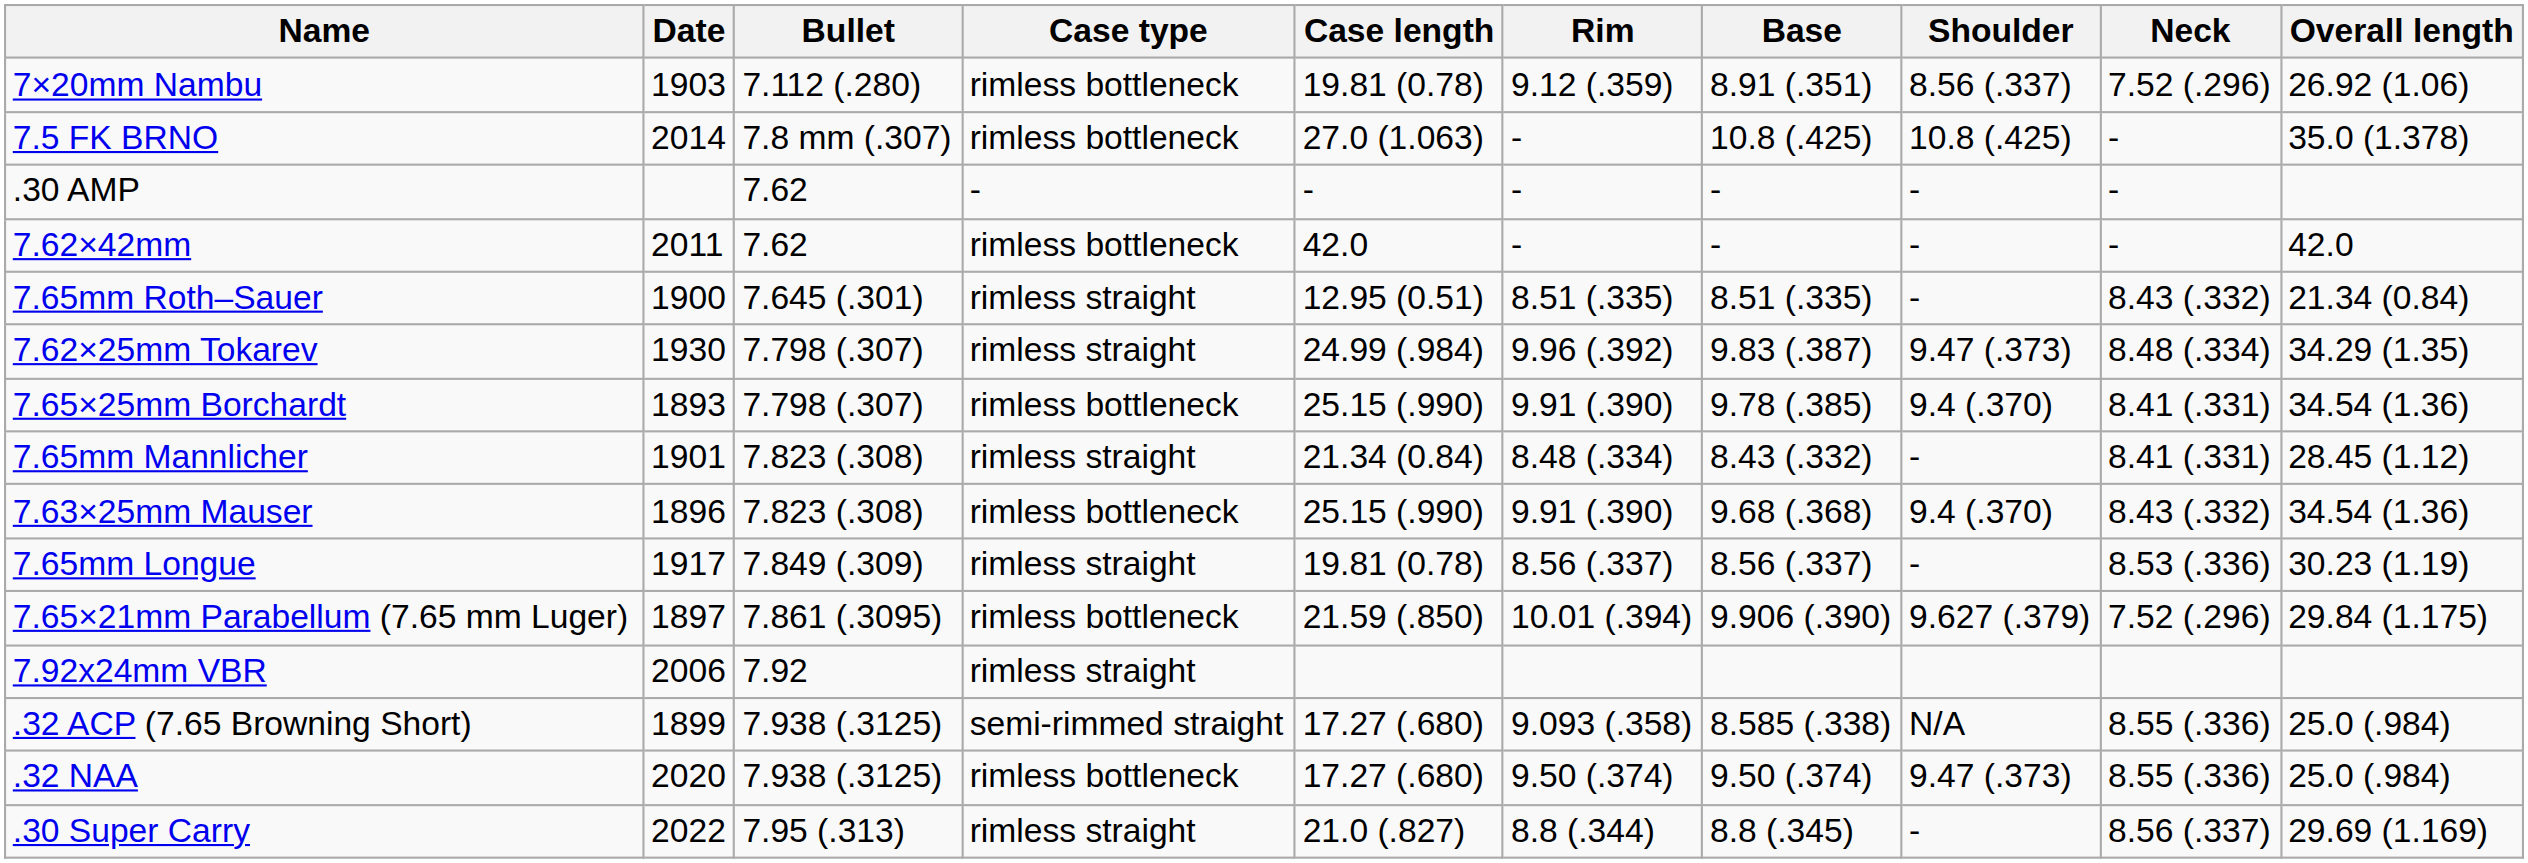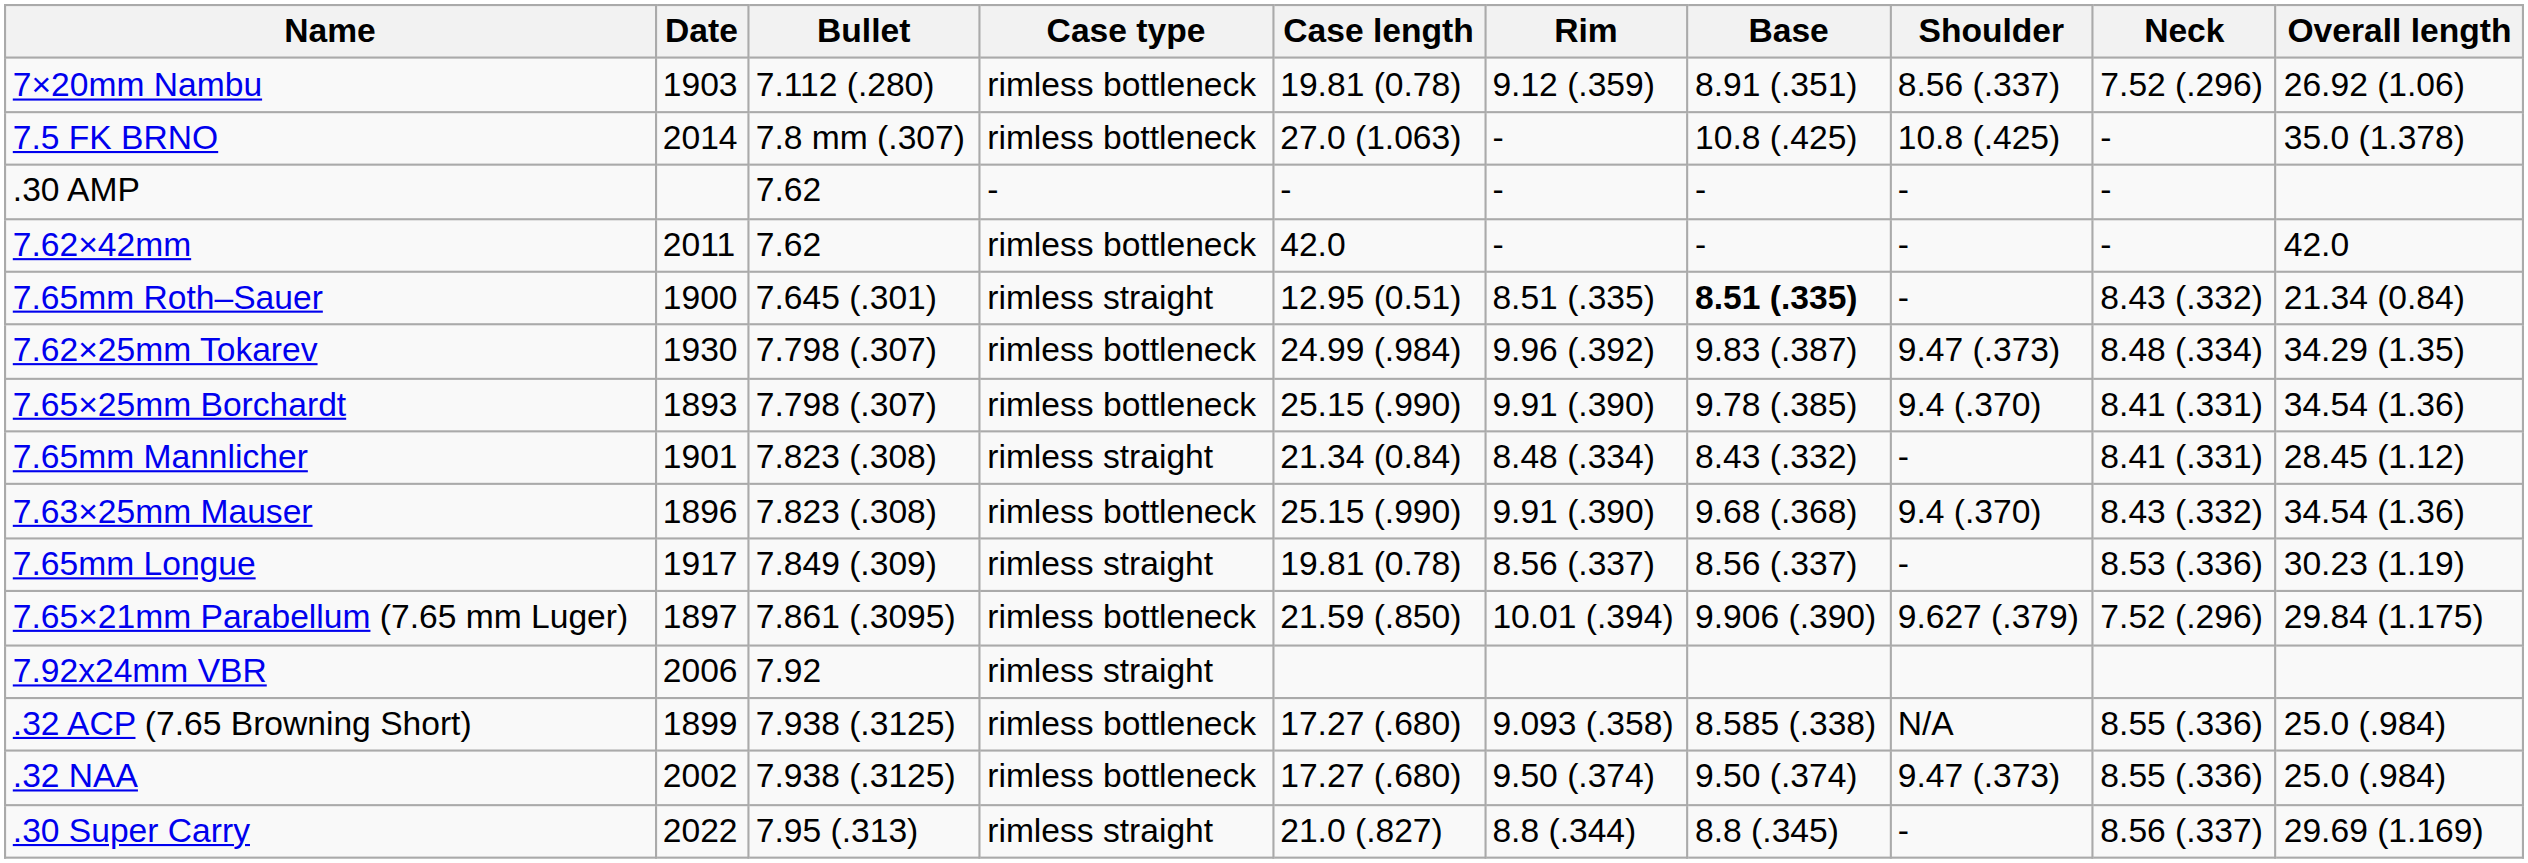(1791, 297) normal -> (1776, 297) bold
(1083, 350) rimless straight -> (1122, 350) rimless bottleneck
(1126, 723) semi-rimmed straight -> (1122, 723) rimless bottleneck
(688, 777) 2020 -> (700, 777) 2002
